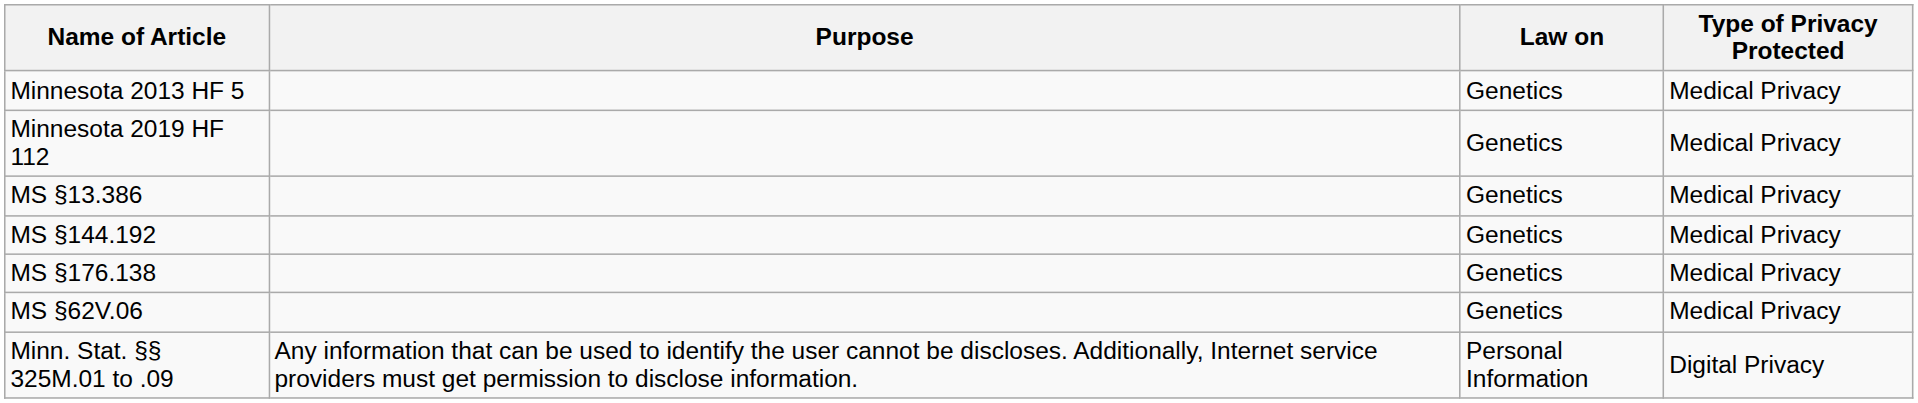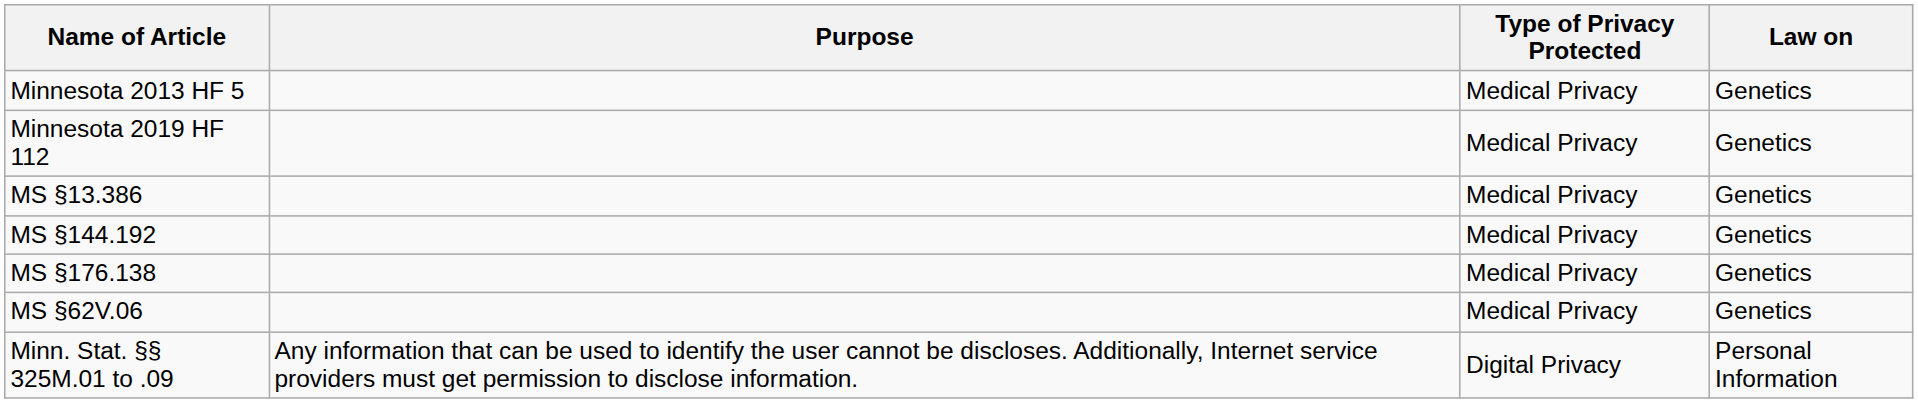columns swapped: (1788, 37) <-> (1562, 37)
